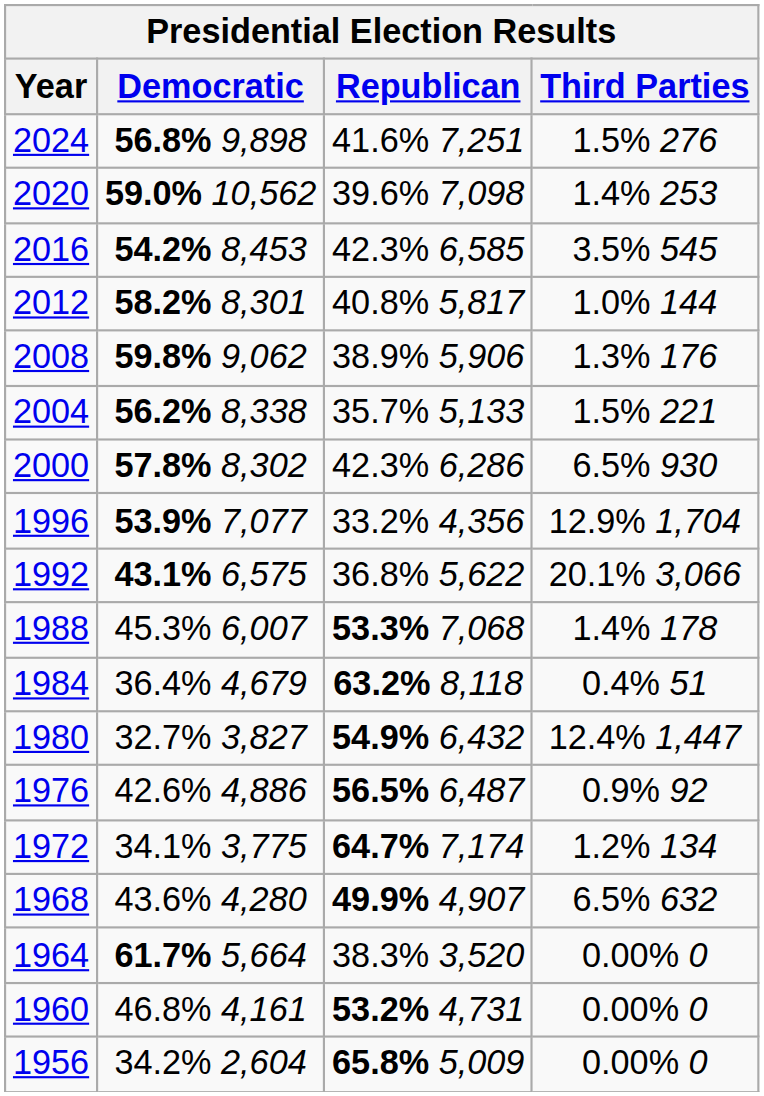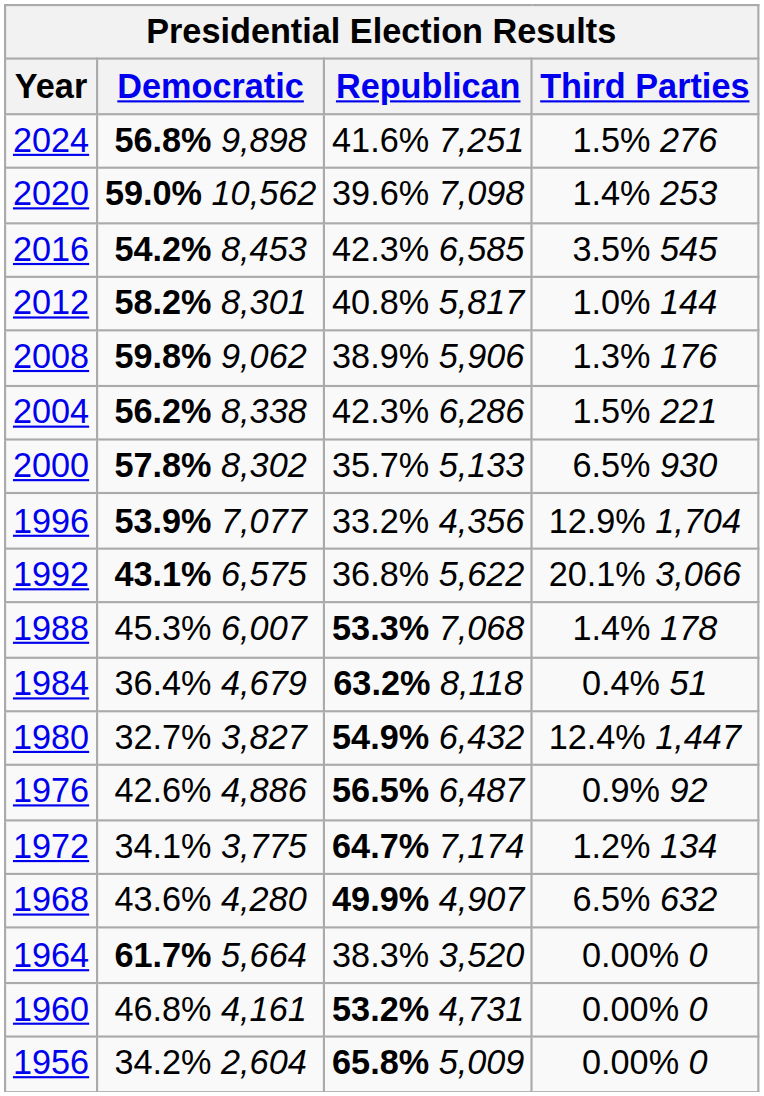(428, 411) 35.7% 5,133 -> (428, 411) 42.3% 6,286
(428, 466) 42.3% 6,286 -> (428, 466) 35.7% 5,133
